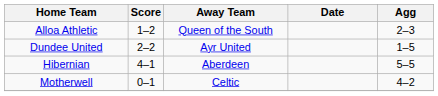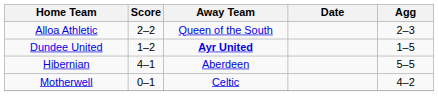(146, 30) 1–2 -> (146, 30) 2–2
(146, 47) 2–2 -> (146, 47) 1–2
(226, 47) normal -> (226, 47) bold
